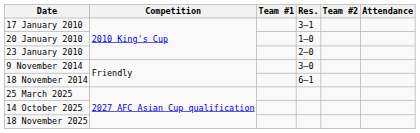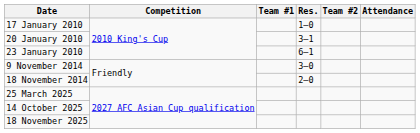(306, 25) 3–1 -> (306, 25) 1–0
(306, 39) 1–0 -> (306, 39) 3–1
(306, 53) 2–0 -> (306, 53) 6–1
(306, 80) 6–1 -> (306, 80) 2–0
